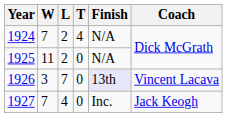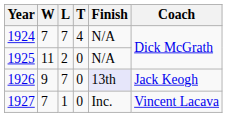(64, 36) 2 -> (64, 36) 7
(44, 79) 3 -> (44, 79) 9
(177, 79) Vincent Lacava -> (166, 79) Jack Keogh
(64, 101) 4 -> (64, 101) 1
(166, 101) Jack Keogh -> (177, 101) Vincent Lacava
